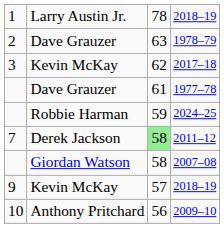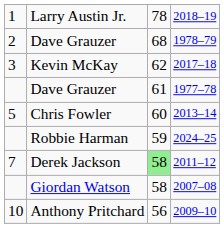(159, 41) 63 -> (159, 41) 68
+ row: (12, 114)
- row: (12, 187)
